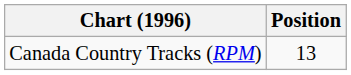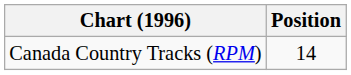(306, 52) 13 -> (306, 52) 14
